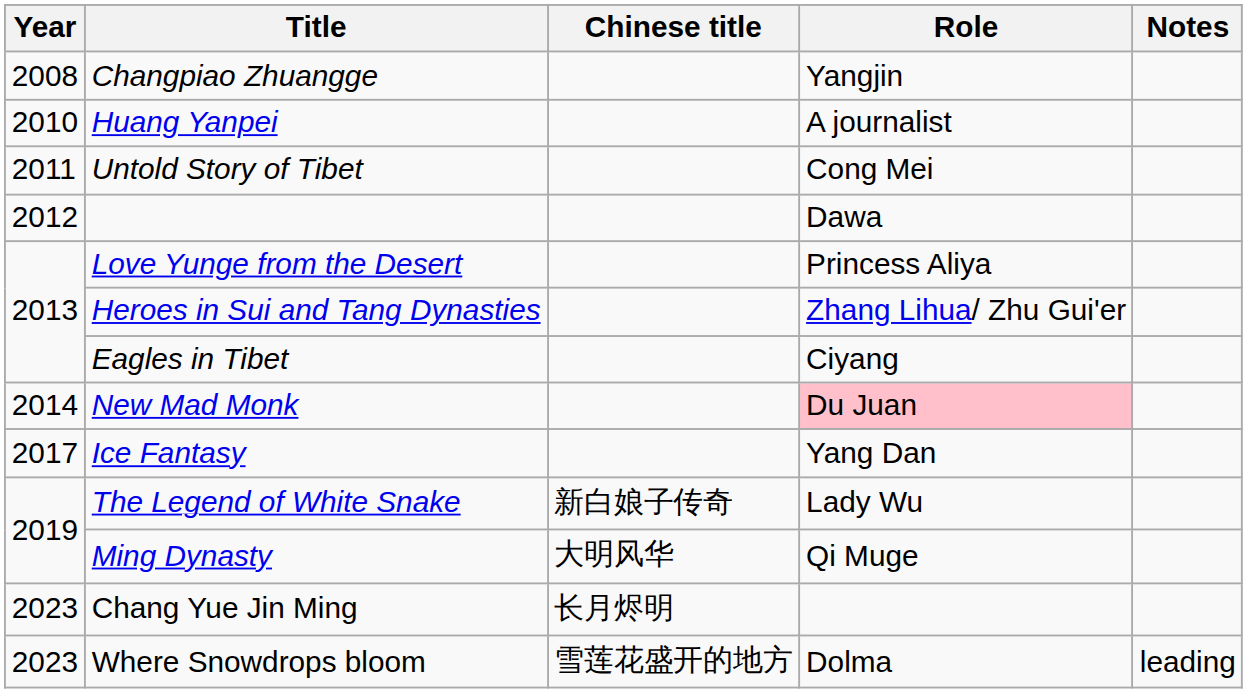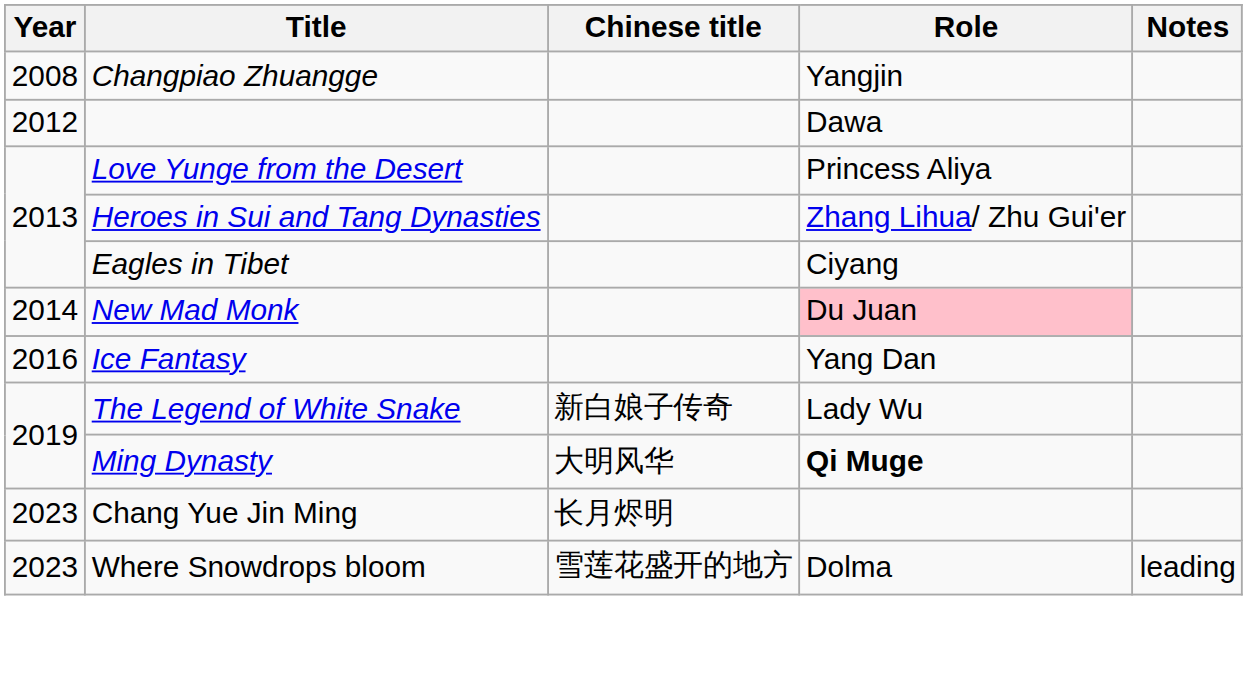- row: (185, 122)
- row: (227, 169)
(45, 452) 2017 -> (45, 358) 2016
(862, 555) normal -> (865, 461) bold
